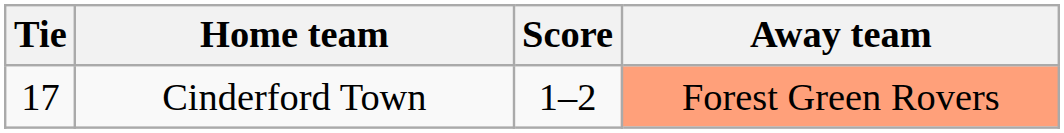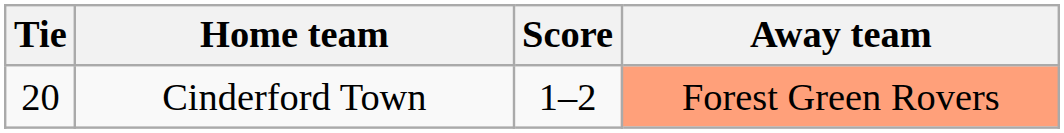(40, 95) 17 -> (40, 95) 20
